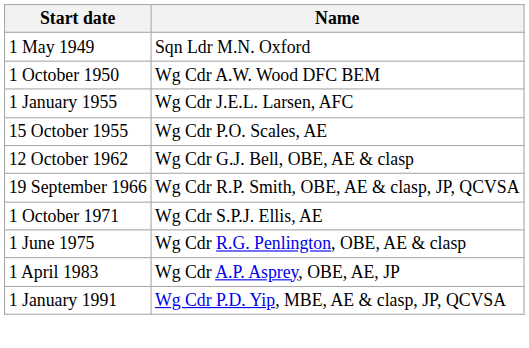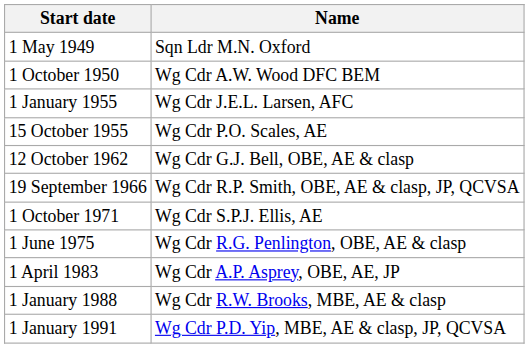+ row: (63, 300)
